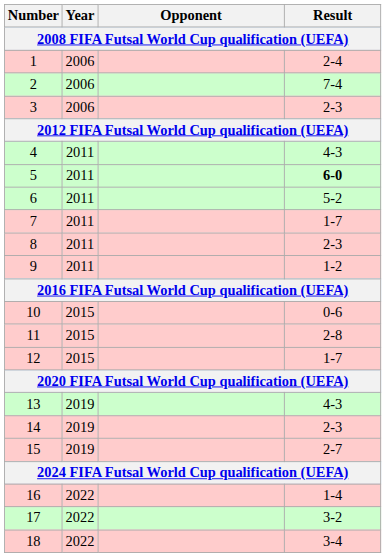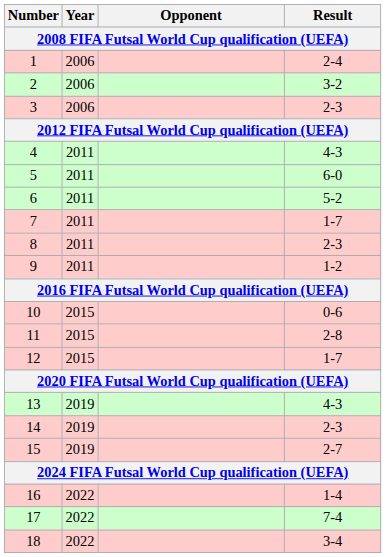(333, 84) 7-4 -> (333, 84) 3-2
(333, 175) bold -> (333, 175) normal
(333, 518) 3-2 -> (333, 518) 7-4
